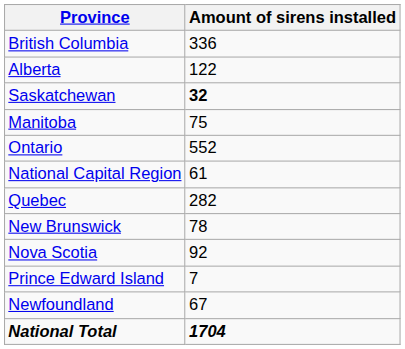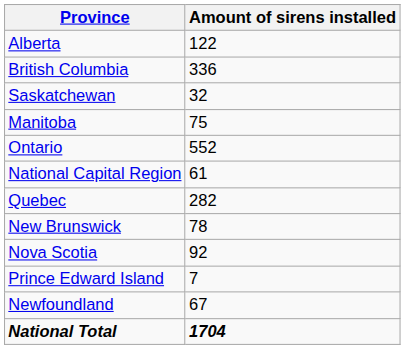rows swapped: (68, 43) <-> (34, 69)
(198, 95) bold -> (198, 95) normal
